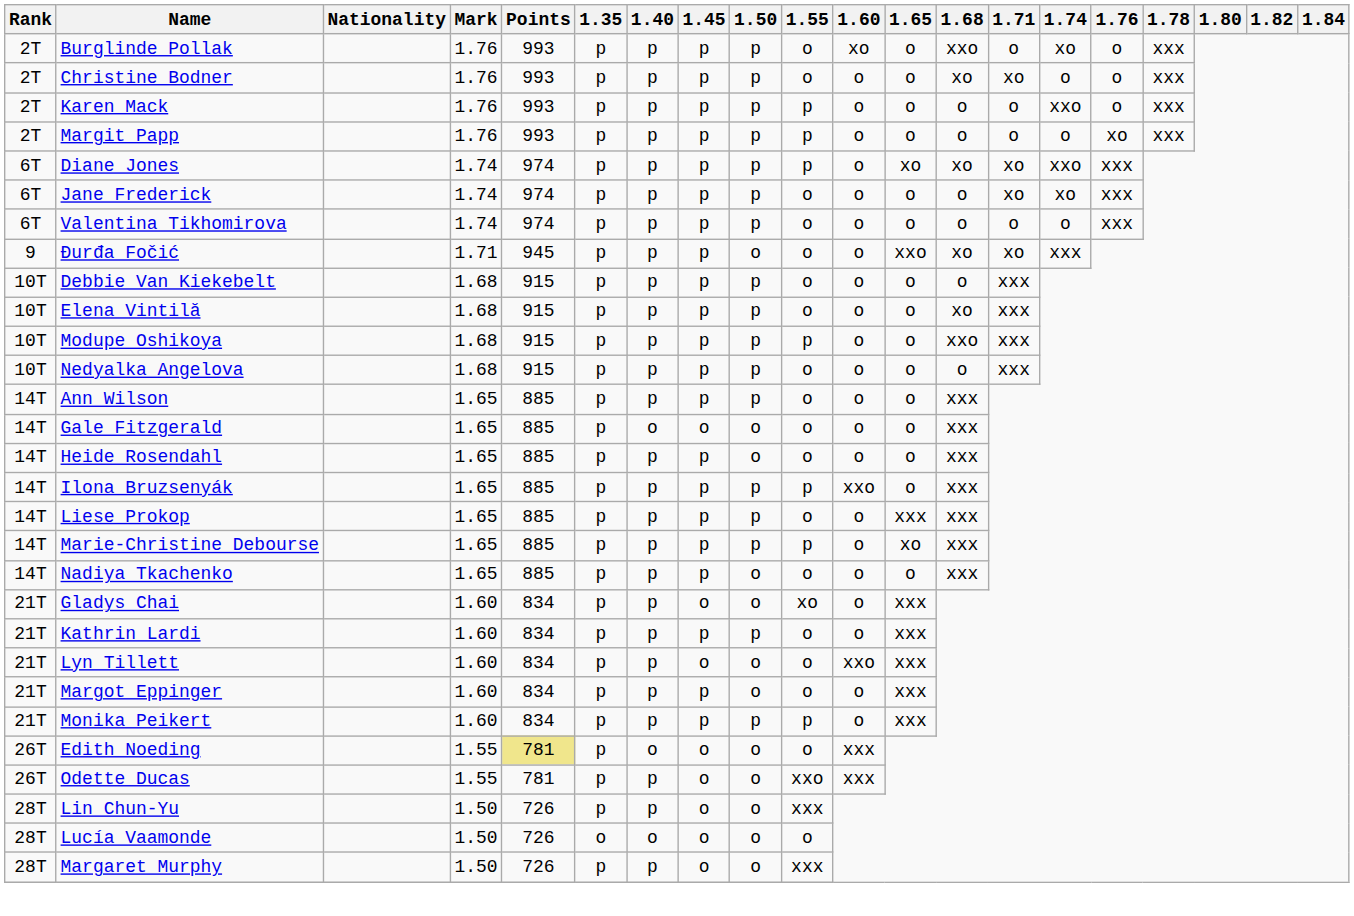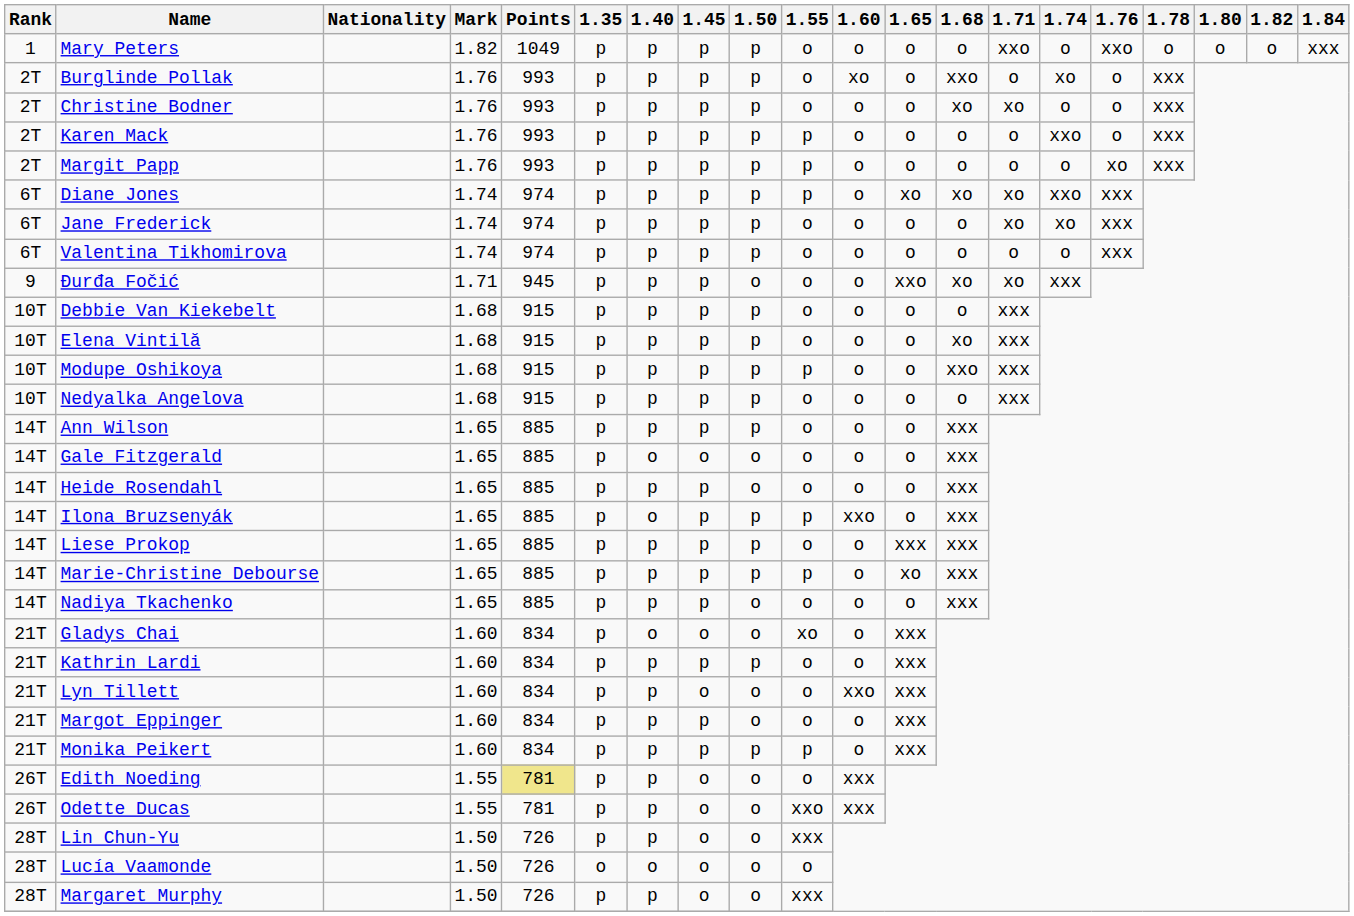+ row: (120, 49)
(652, 487) p -> (652, 516) o
(652, 604) p -> (652, 633) o
(652, 750) o -> (652, 780) p
